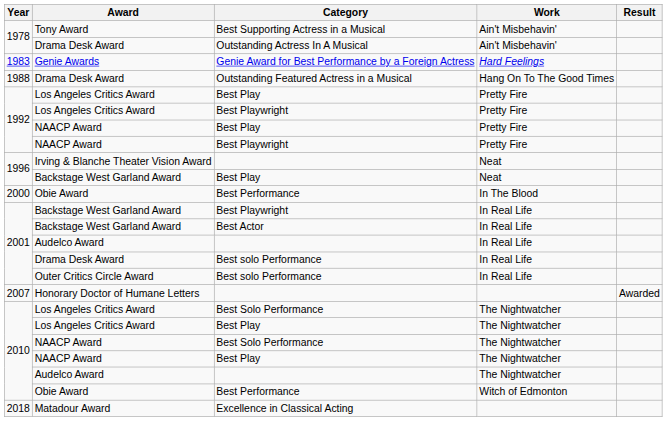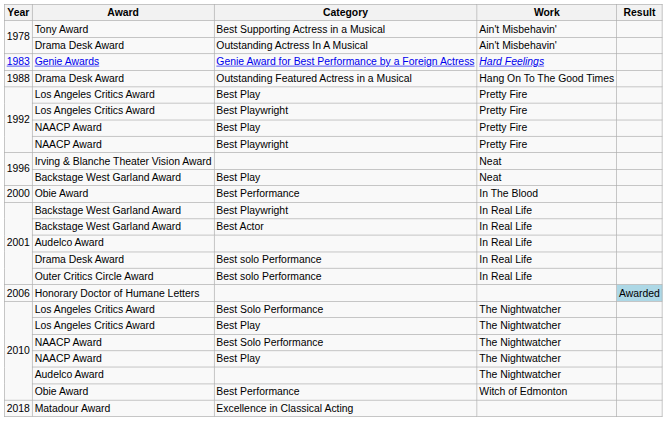(18, 293) 2007 -> (18, 293) 2006
(639, 293) no background -> (639, 293) lightblue background
